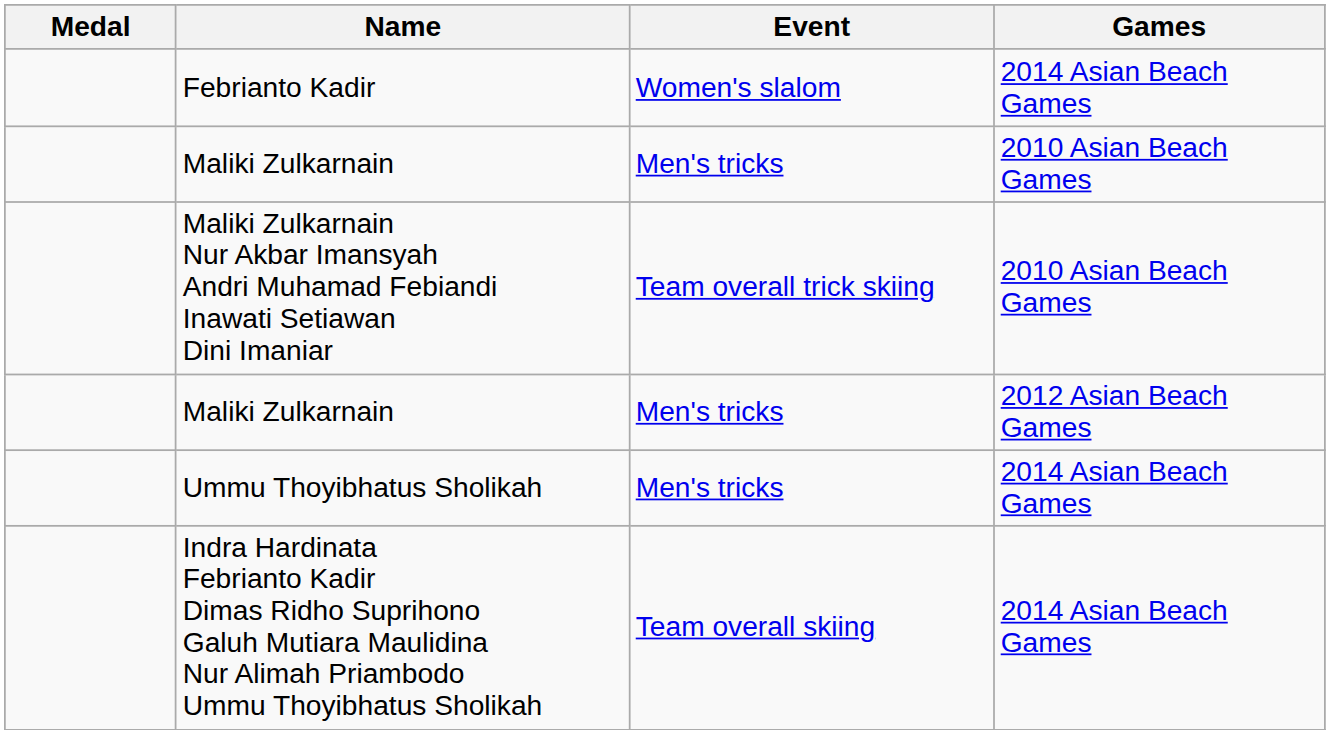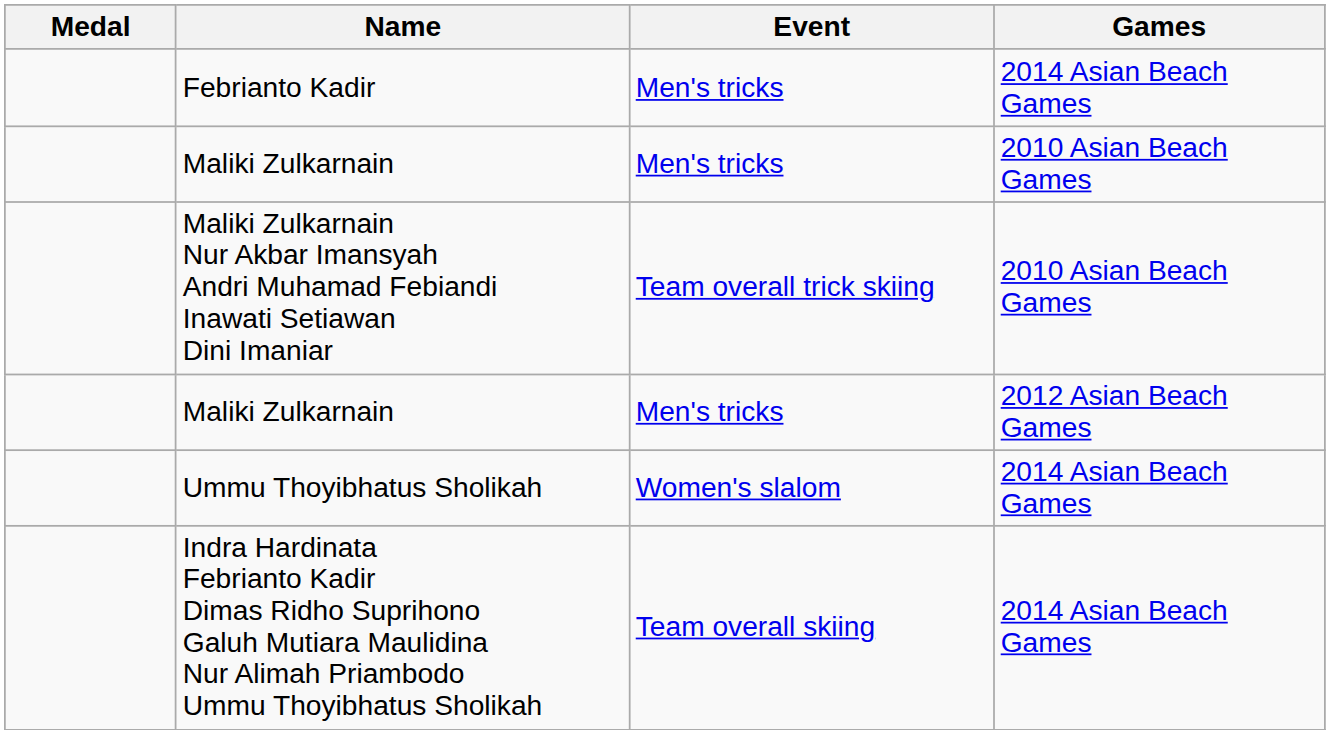(738, 87) Women's slalom -> (710, 87) Men's tricks
(710, 487) Men's tricks -> (738, 487) Women's slalom
